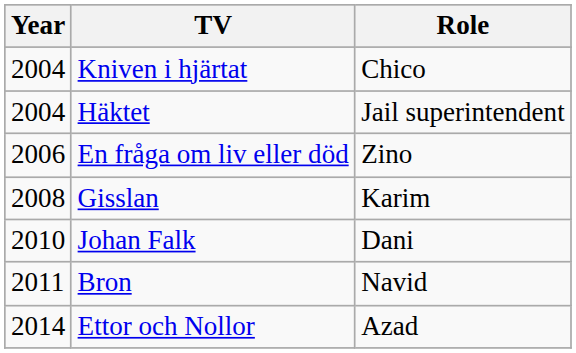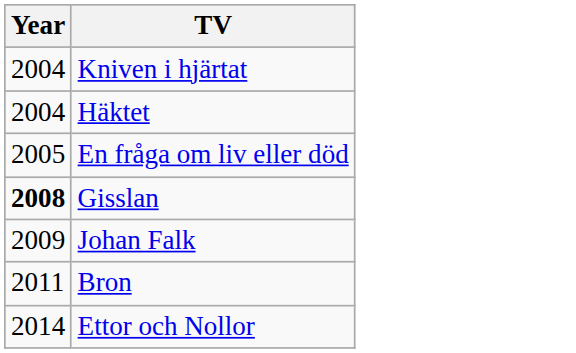- column: (463, 25)
(38, 154) 2006 -> (38, 154) 2005
(38, 197) normal -> (38, 197) bold
(38, 240) 2010 -> (38, 240) 2009
